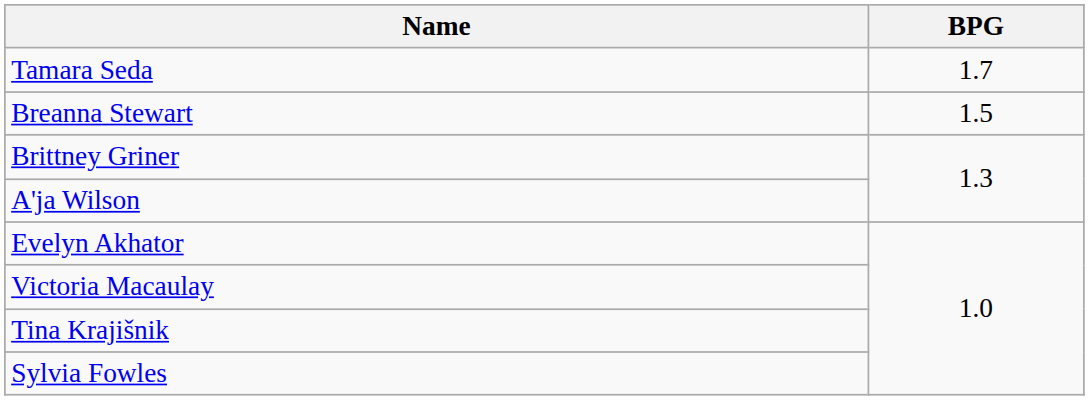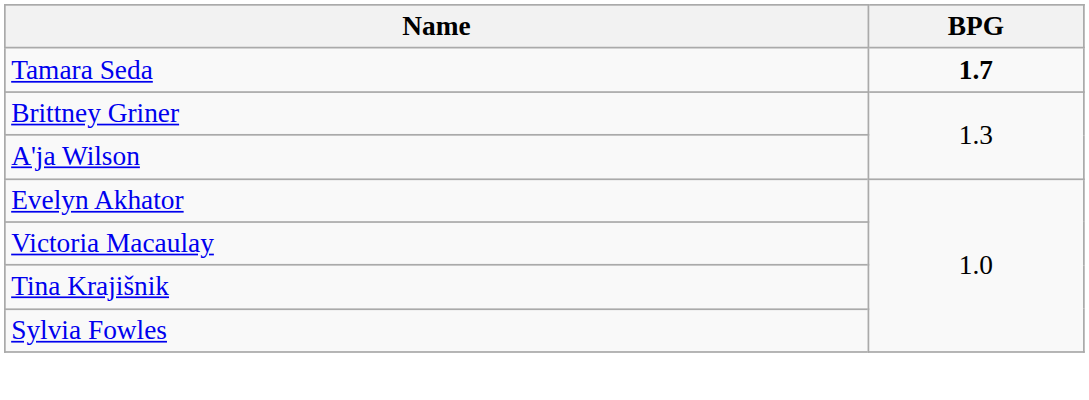(976, 69) normal -> (976, 69) bold
- row: (102, 112)
